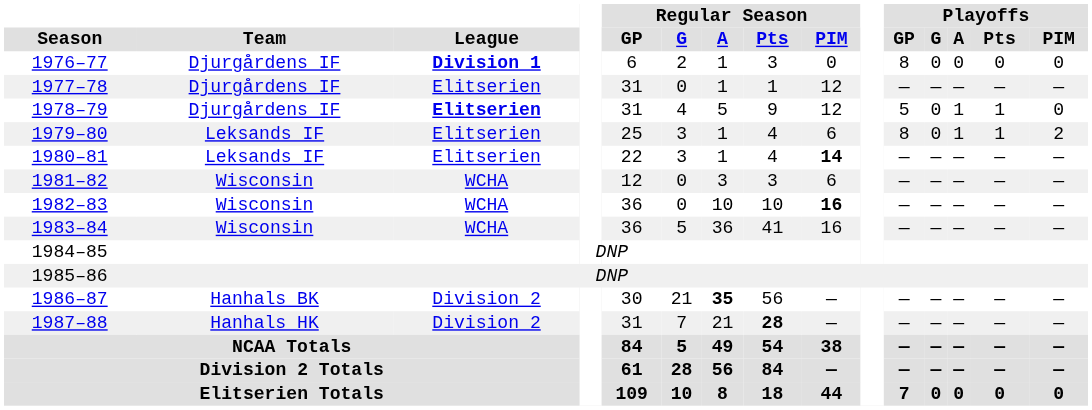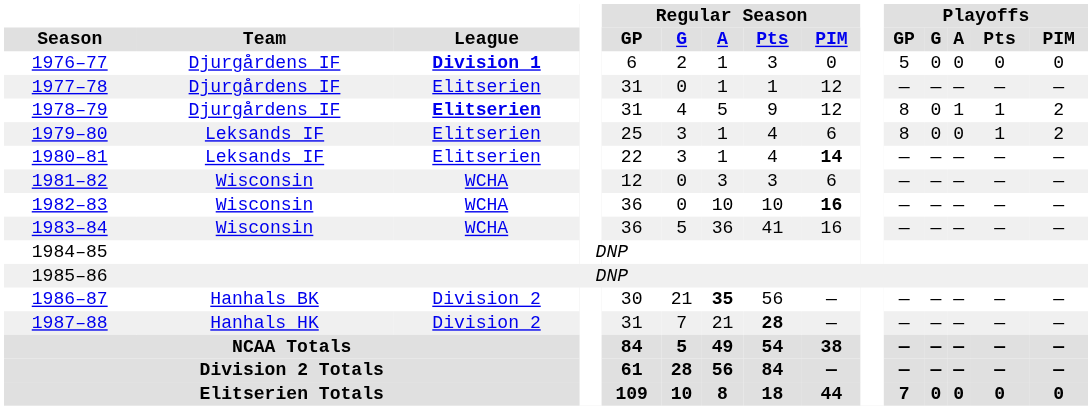(904, 63) 8 -> (904, 63) 5
(904, 110) 5 -> (904, 110) 8
(1059, 110) 0 -> (1059, 110) 2
(959, 134) 1 -> (959, 134) 0
